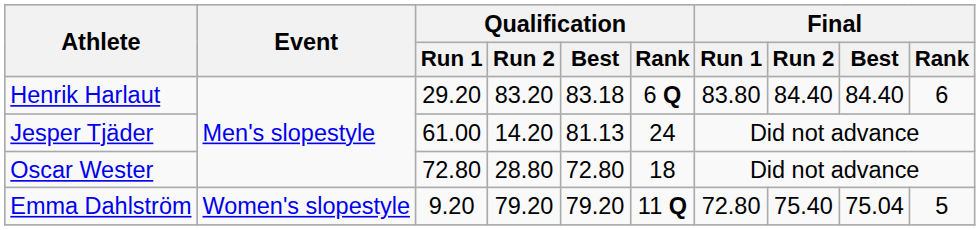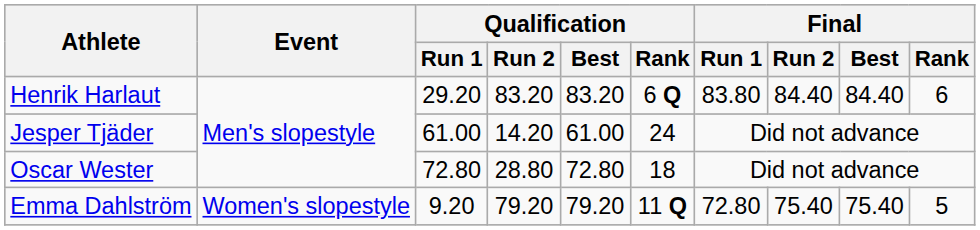(595, 96) 83.18 -> (595, 96) 83.20
(595, 133) 81.13 -> (595, 133) 61.00
(875, 207) 75.04 -> (875, 207) 75.40
